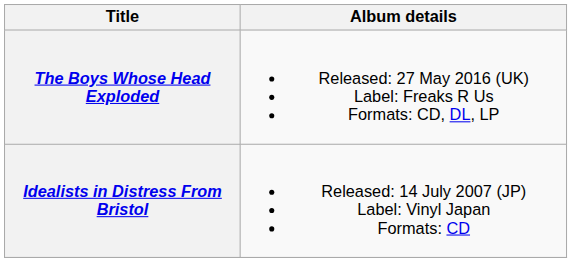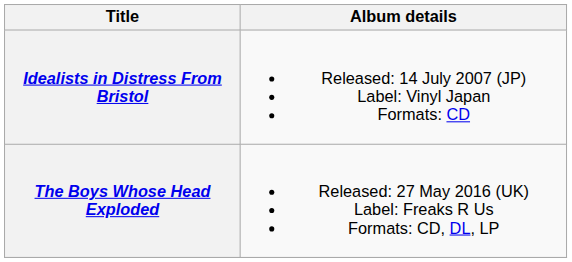rows swapped: (123, 200) <-> (123, 87)
